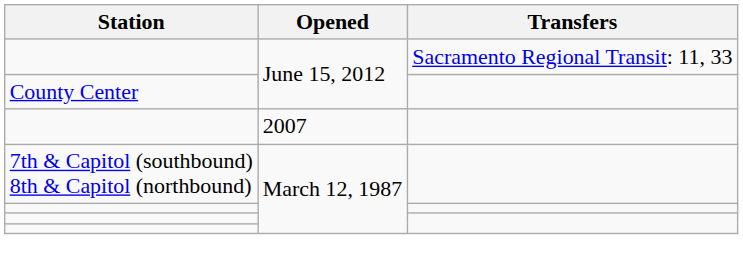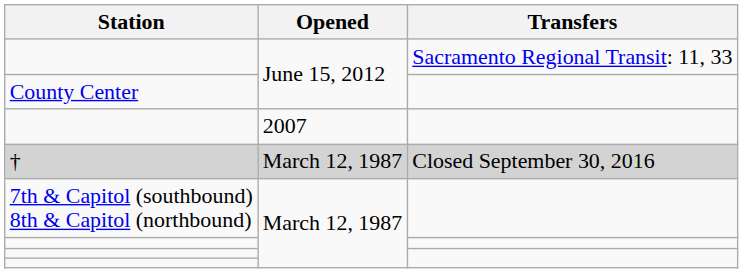+ row: (15, 160)
